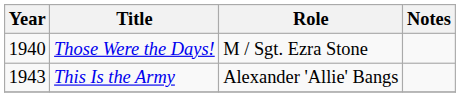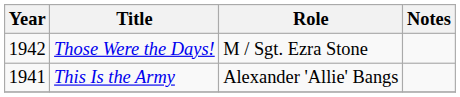(27, 48) 1940 -> (27, 48) 1942
(27, 77) 1943 -> (27, 77) 1941
